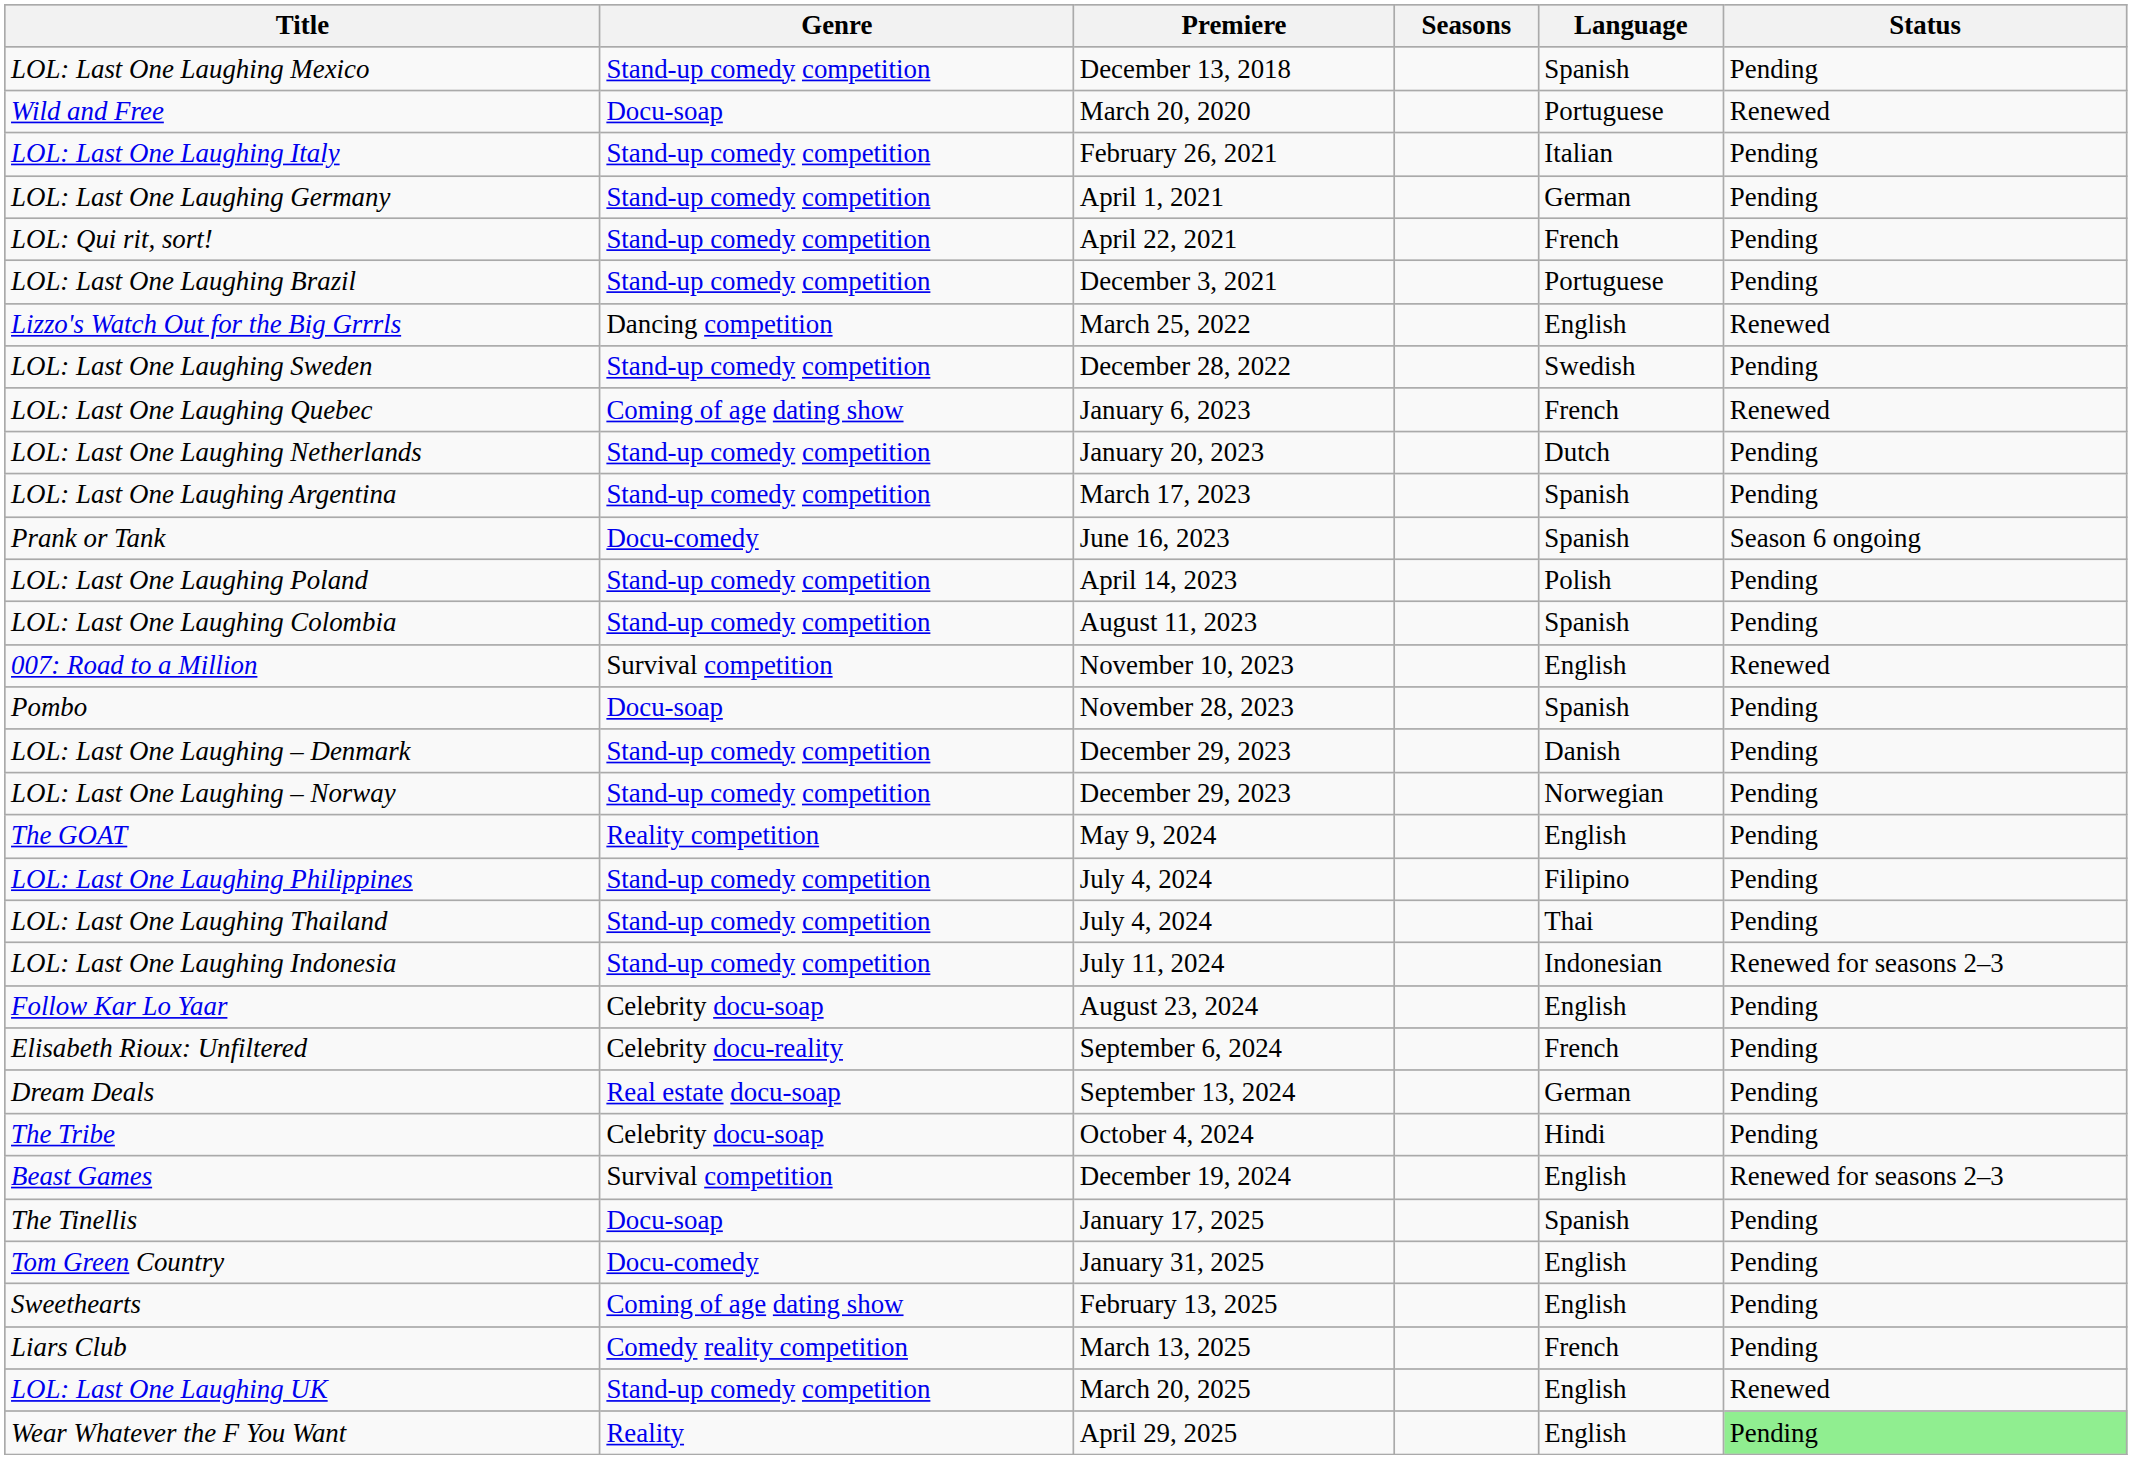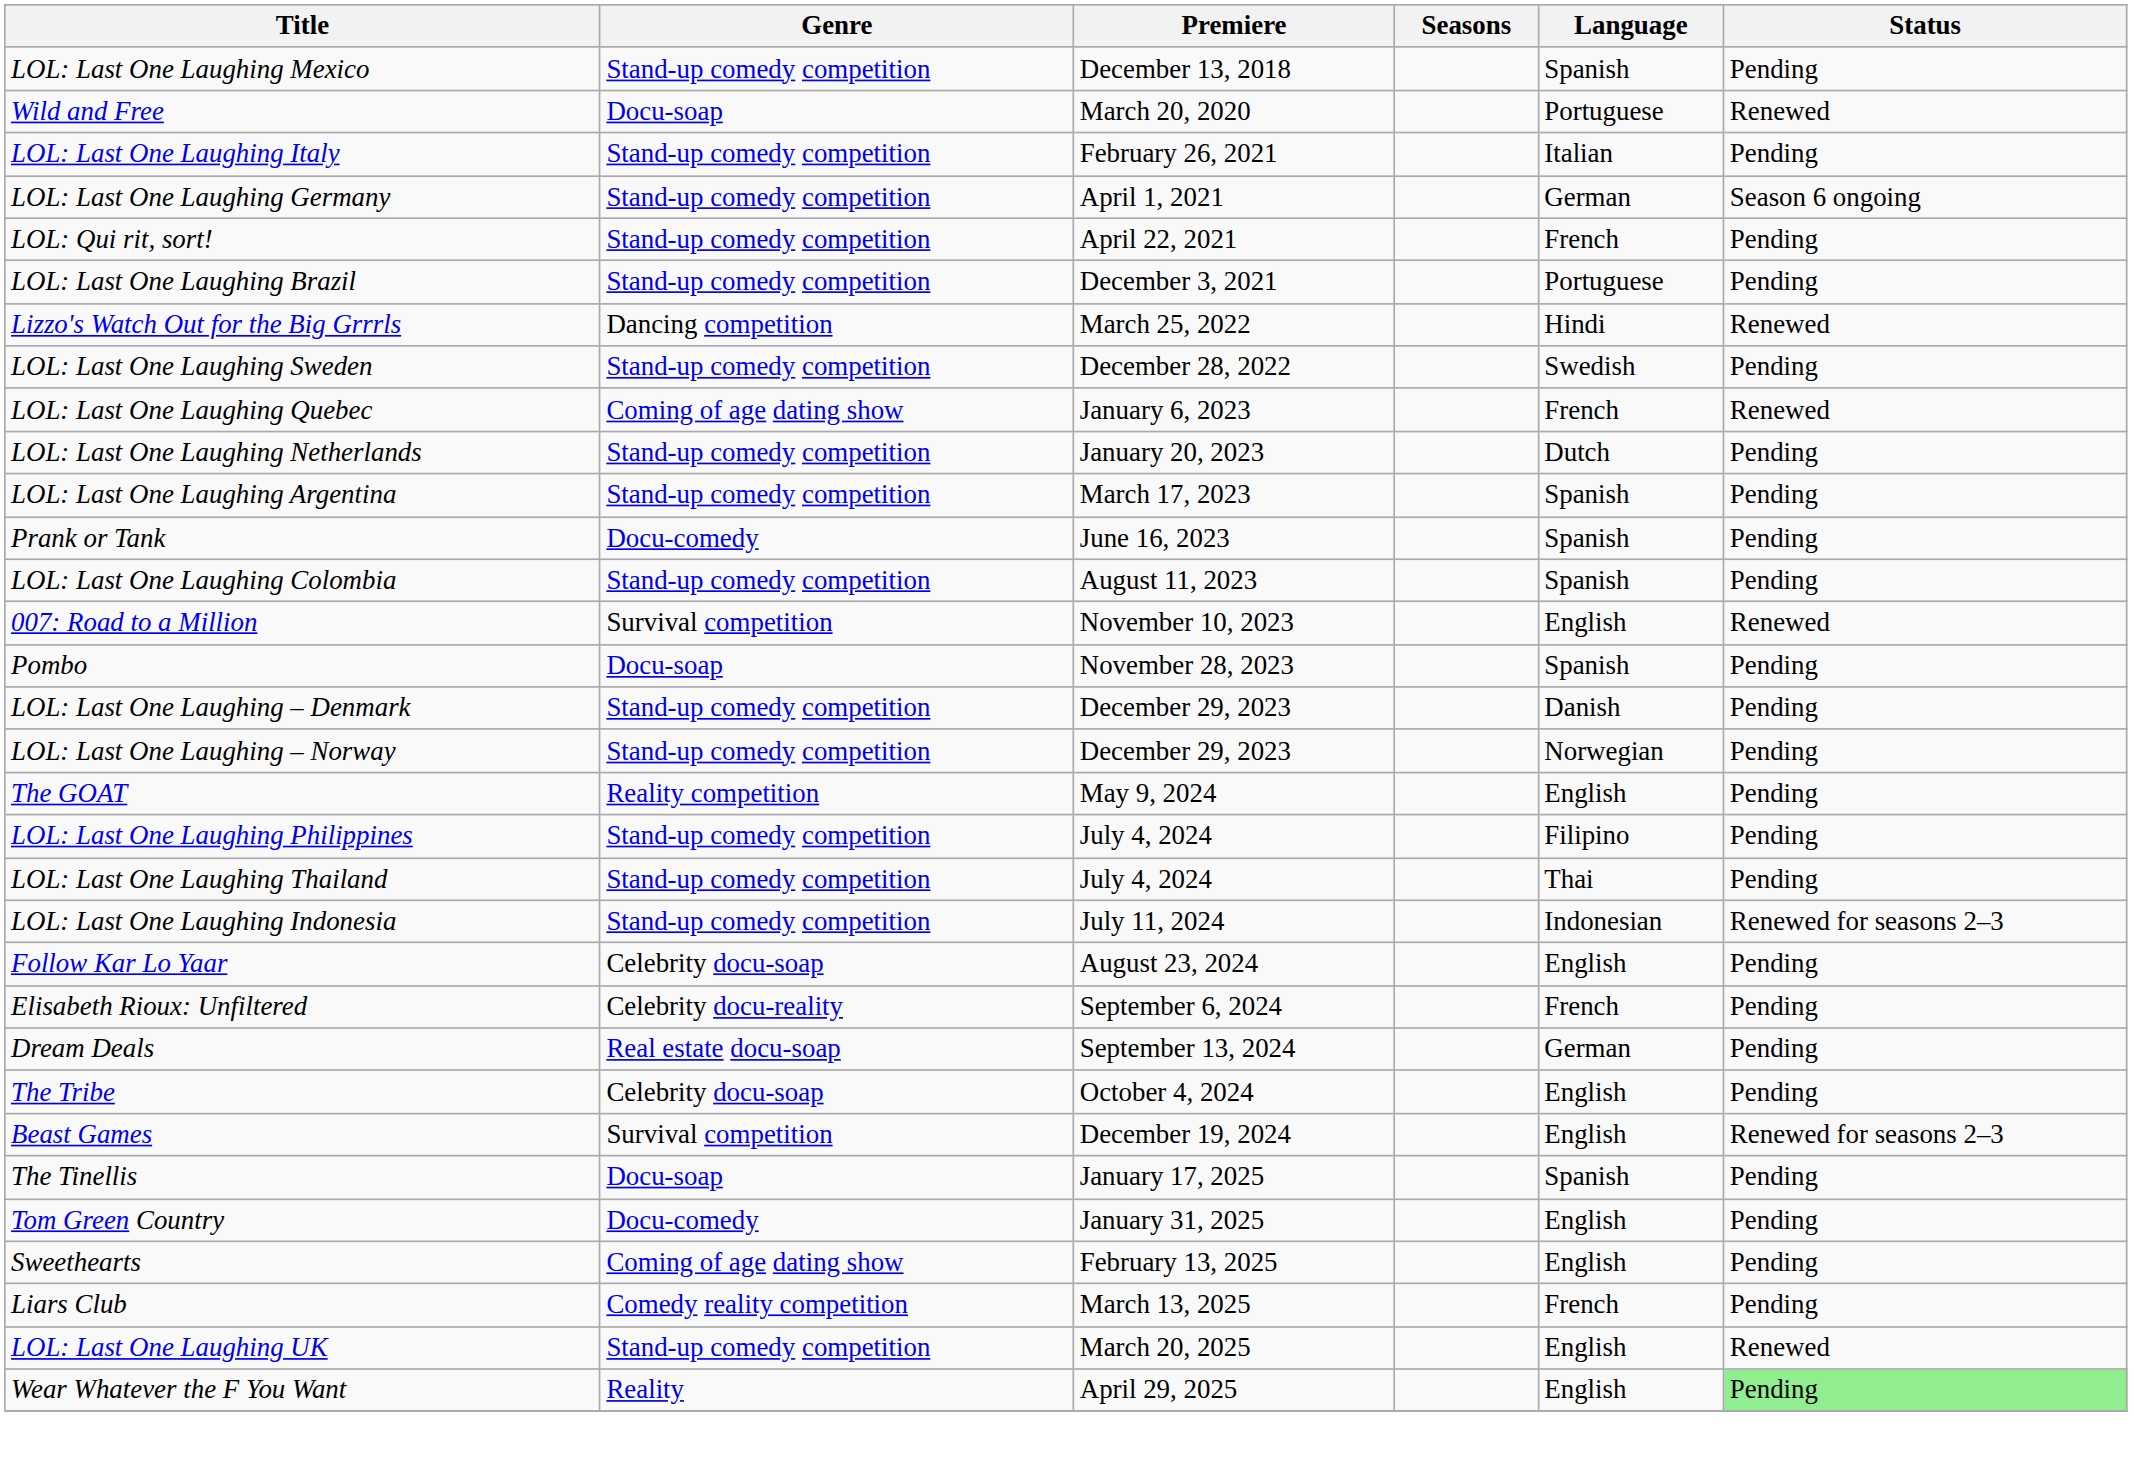(1774, 196) Pending -> (1825, 196) Season 6 ongoing
(1585, 324) English -> (1575, 324) Hindi
(1825, 537) Season 6 ongoing -> (1774, 537) Pending
- row: (190, 580)
(1575, 1134) Hindi -> (1585, 1091) English
